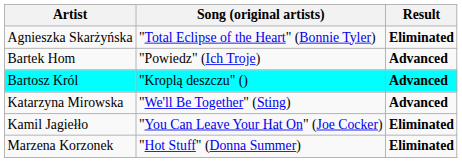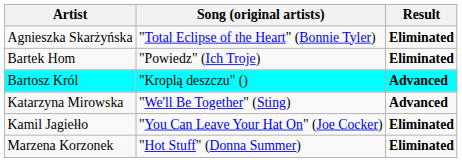(418, 59) Advanced -> (421, 59) Eliminated
